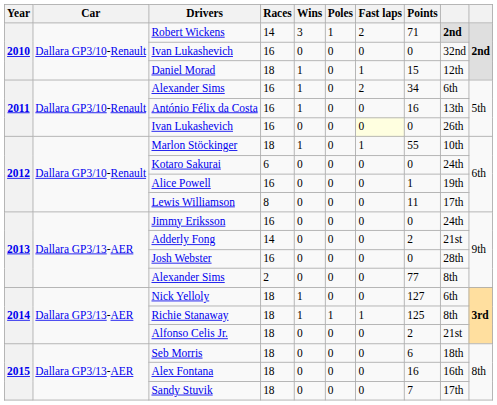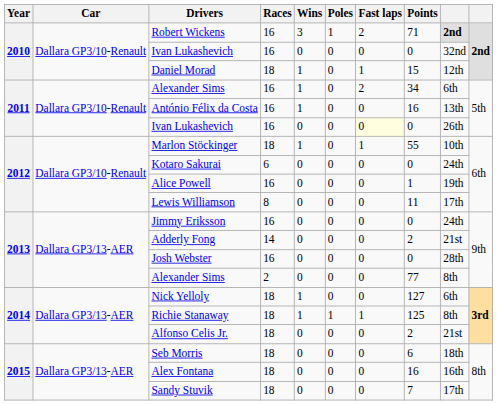(269, 32) 14 -> (269, 32) 16
